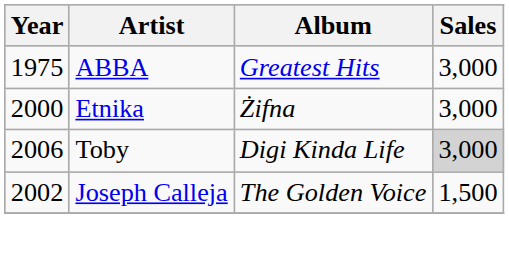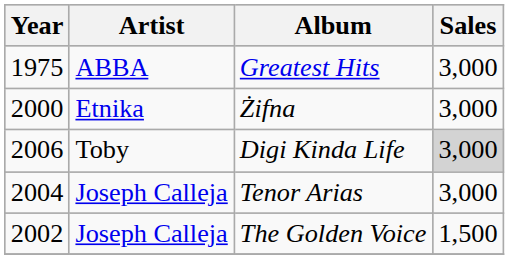+ row: (301, 191)
